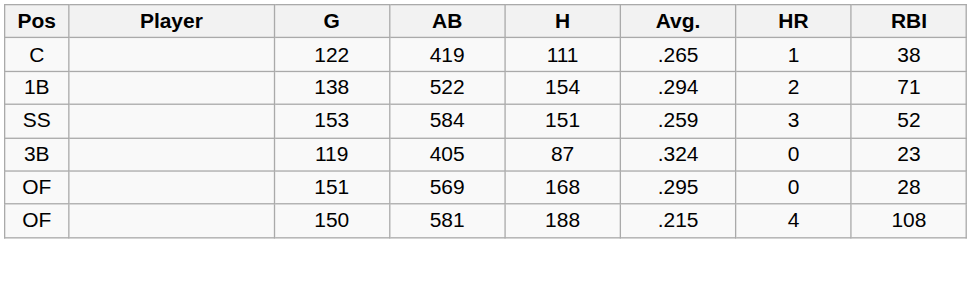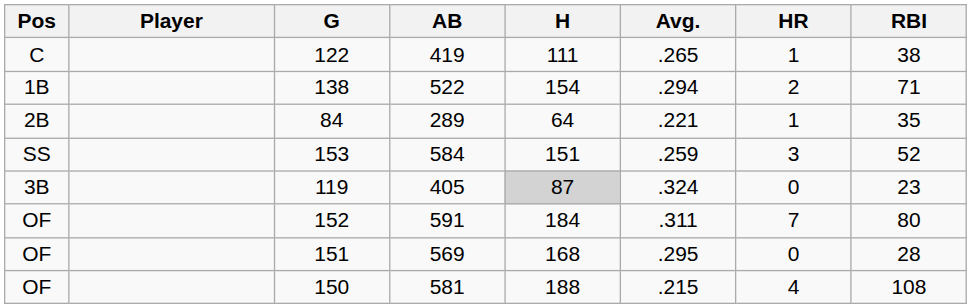+ row: (332, 120)
(563, 154) no background -> (563, 187) lightgrey background
+ row: (332, 220)
